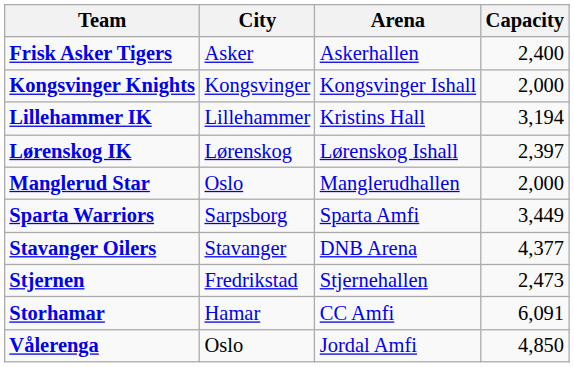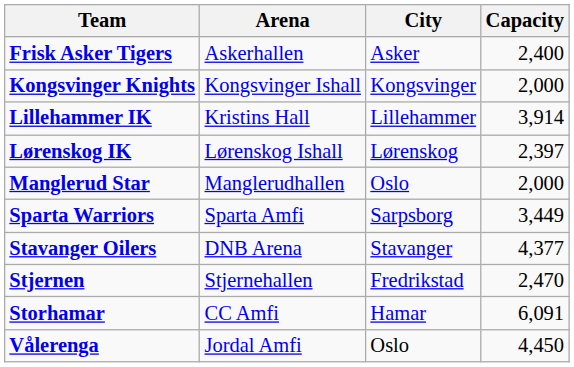columns swapped: (257, 20) <-> (398, 20)
(541, 118) 3,194 -> (541, 118) 3,914
(541, 280) 2,473 -> (541, 280) 2,470
(541, 345) 4,850 -> (541, 345) 4,450
